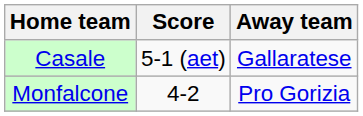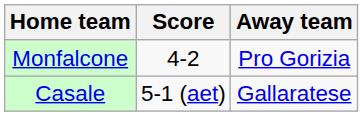rows swapped: (70, 93) <-> (70, 57)
